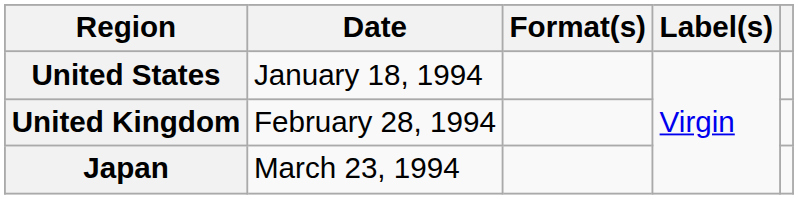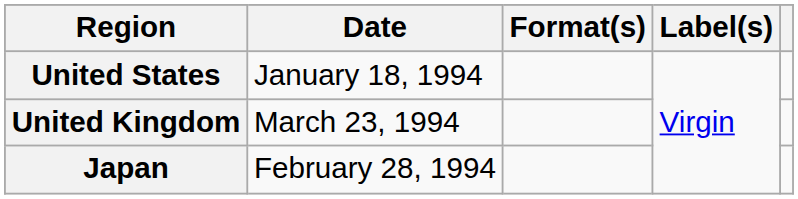(375, 121) February 28, 1994 -> (357, 121) March 23, 1994
(357, 168) March 23, 1994 -> (375, 168) February 28, 1994
